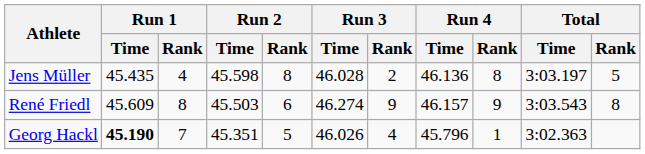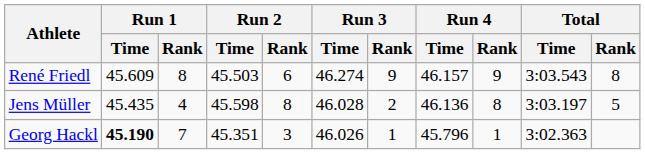rows swapped: (50, 105) <-> (50, 76)
(287, 134) 5 -> (287, 134) 3
(392, 134) 4 -> (392, 134) 1
